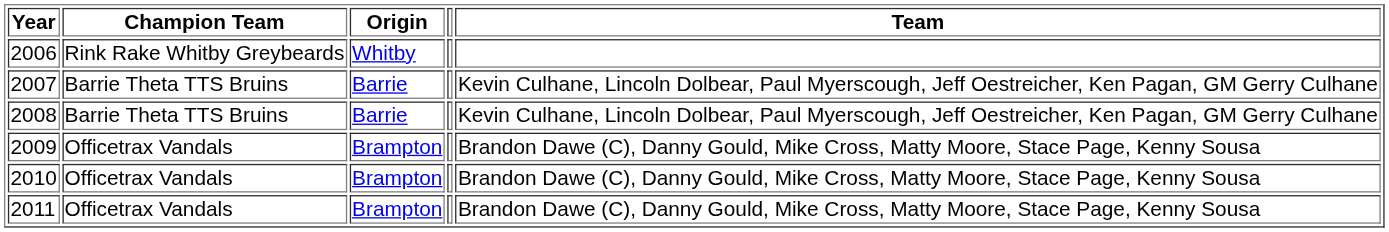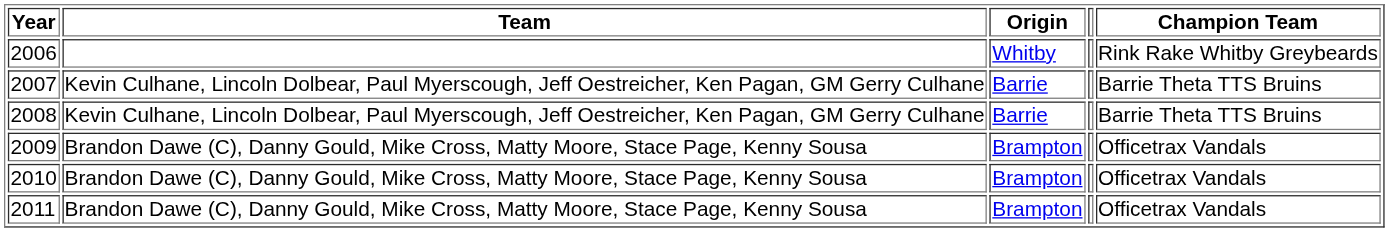columns swapped: (204, 22) <-> (918, 22)
